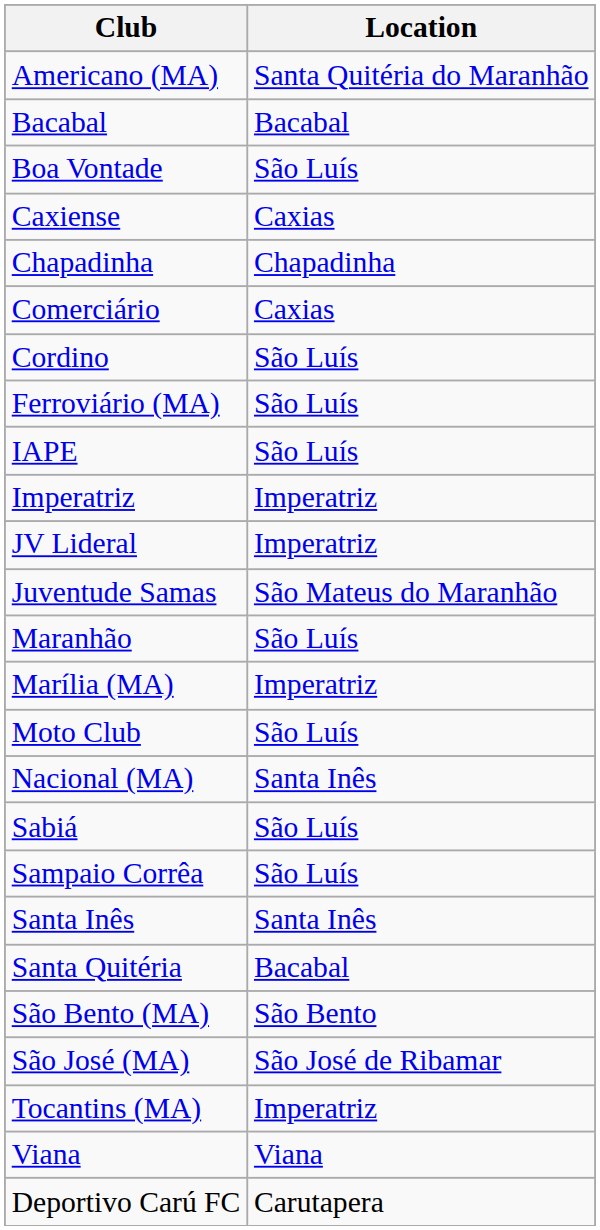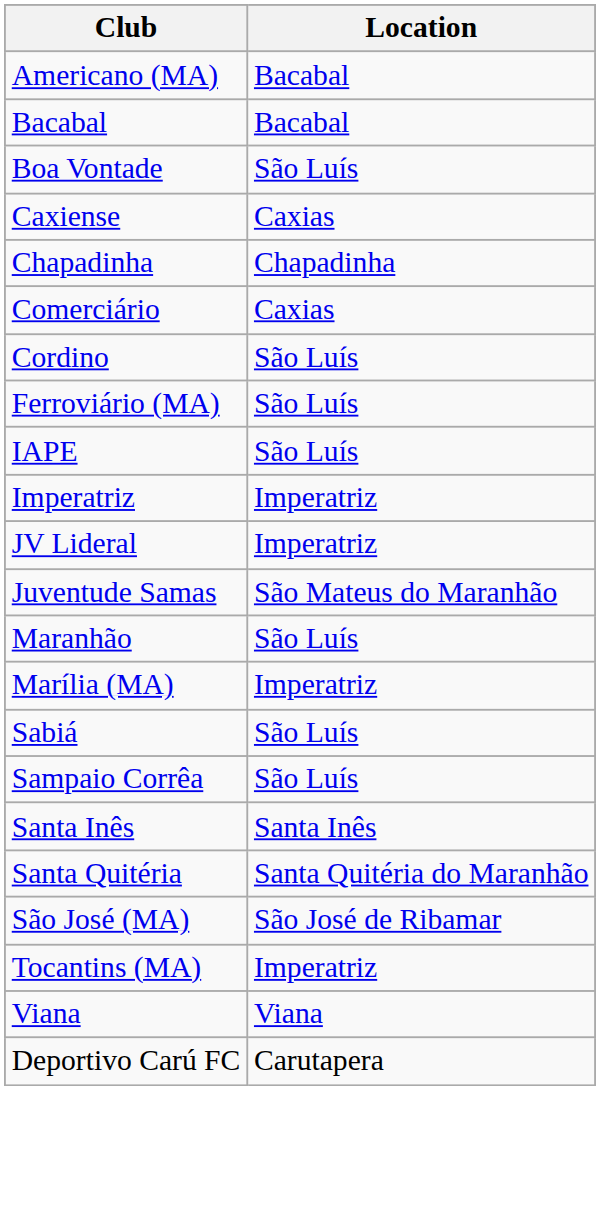(421, 74) Santa Quitéria do Maranhão -> (302, 74) Bacabal
- row: (76, 732)
- row: (103, 779)
(302, 966) Bacabal -> (421, 872) Santa Quitéria do Maranhão
- row: (110, 1013)
